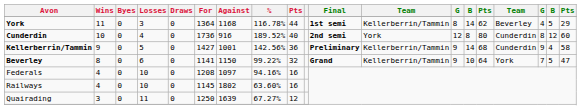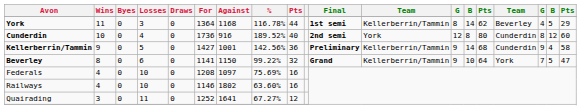(267, 73) 94.16% -> (267, 73) 75.69%
(205, 86) 1145 -> (205, 86) 1146
(205, 98) 1250 -> (205, 98) 1252
(227, 98) 1639 -> (227, 98) 1641
